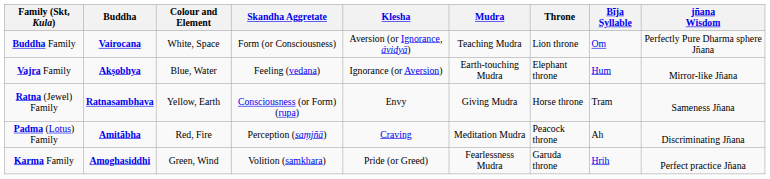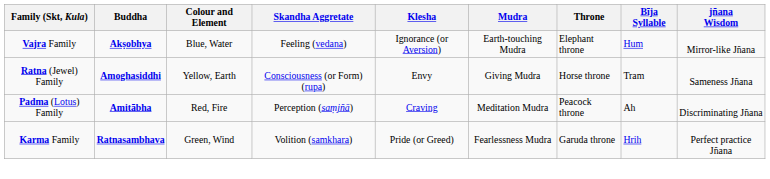- row: (44, 44)
(120, 102) Ratnasambhava -> (131, 76) Amoghasiddhi
(120, 161) Amoghasiddhi -> (131, 140) Ratnasambhava
